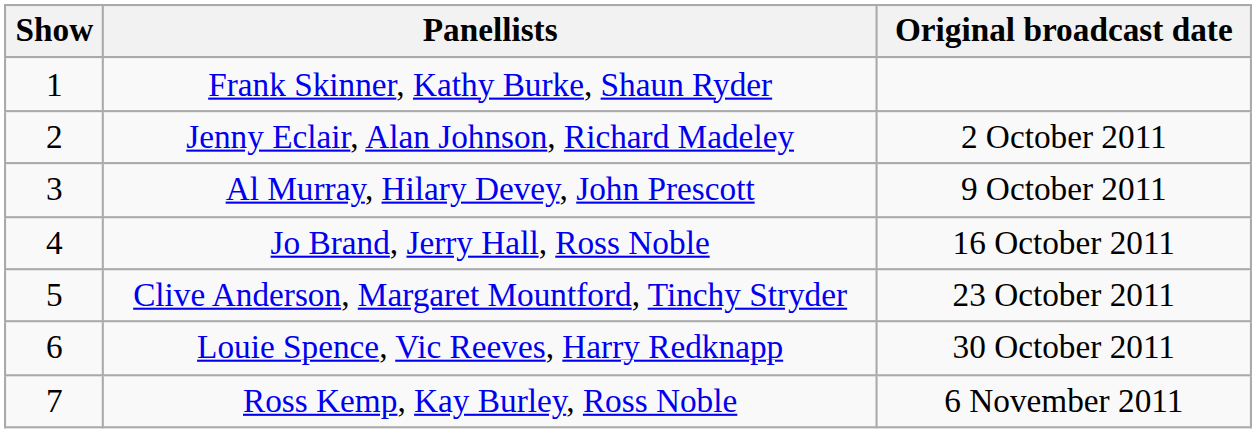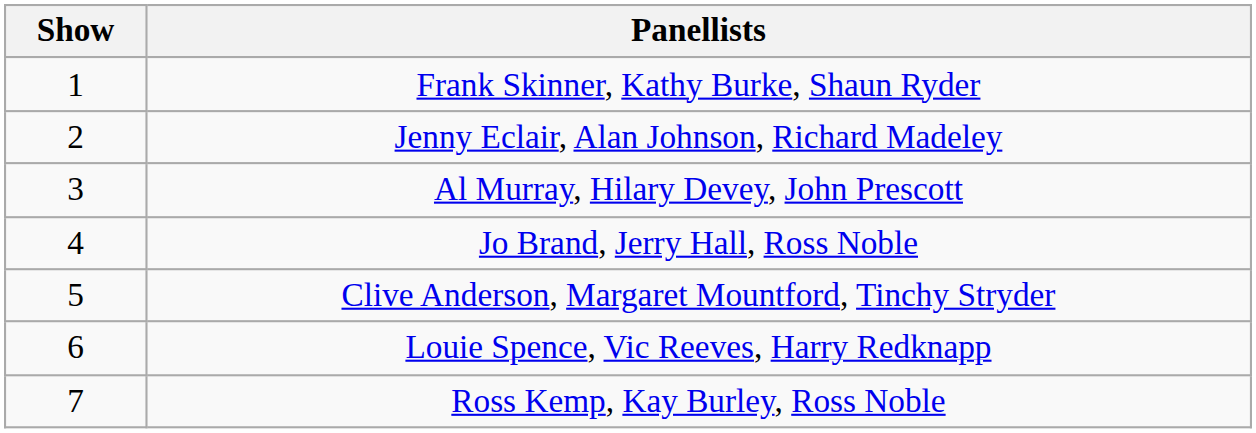- column: (1064, 30)
